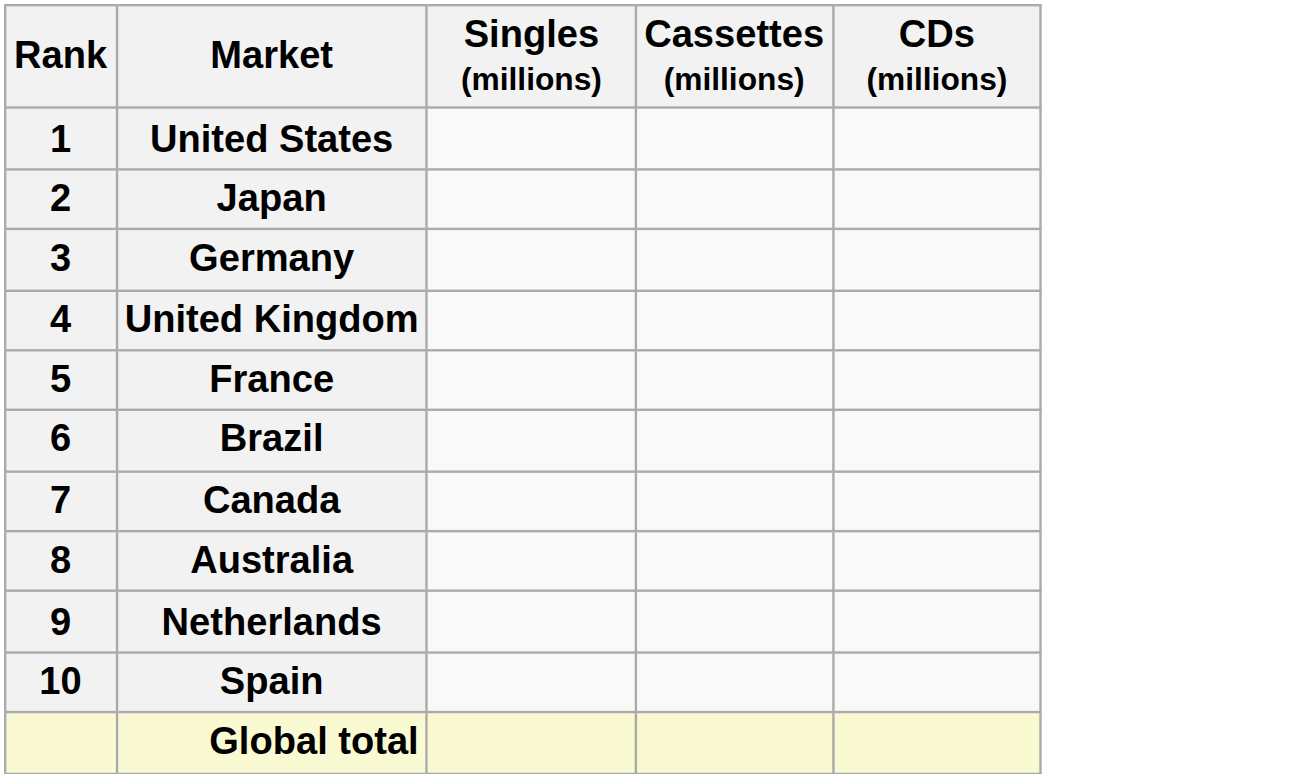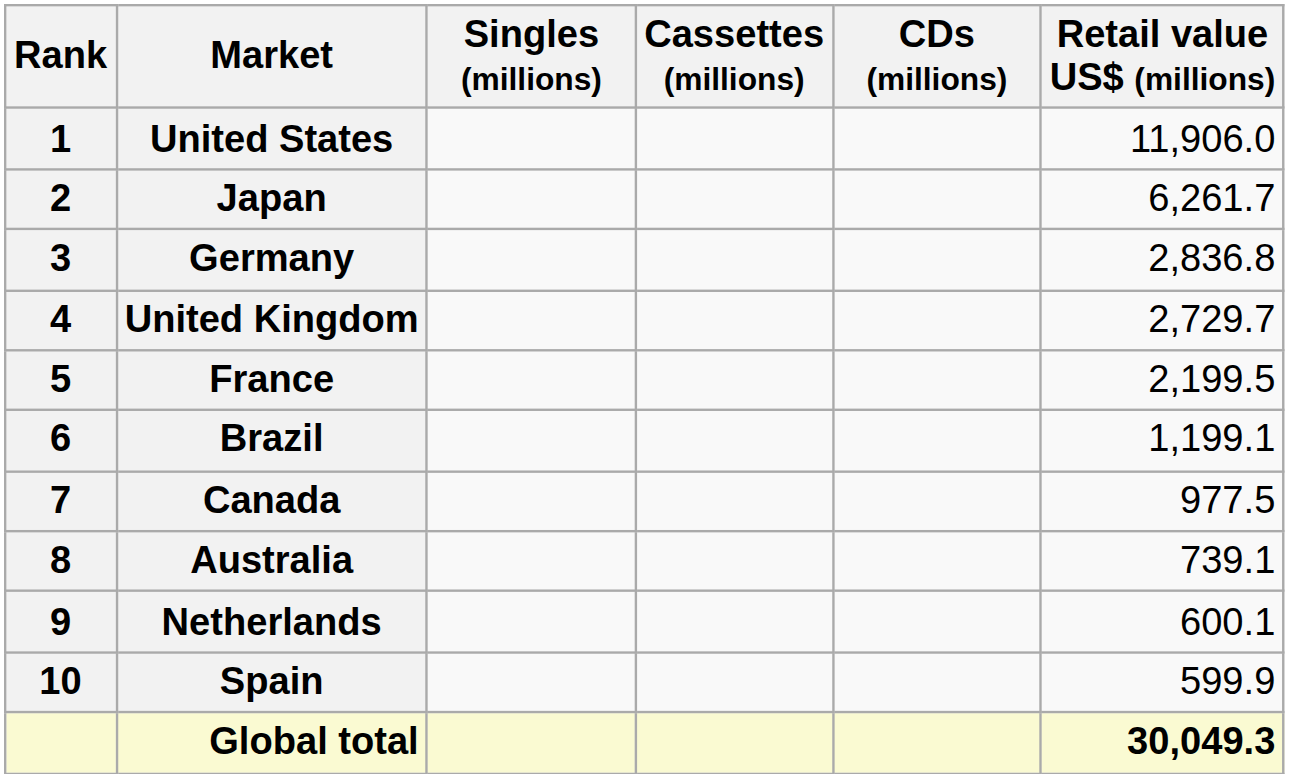+ column: (1162, 56)
